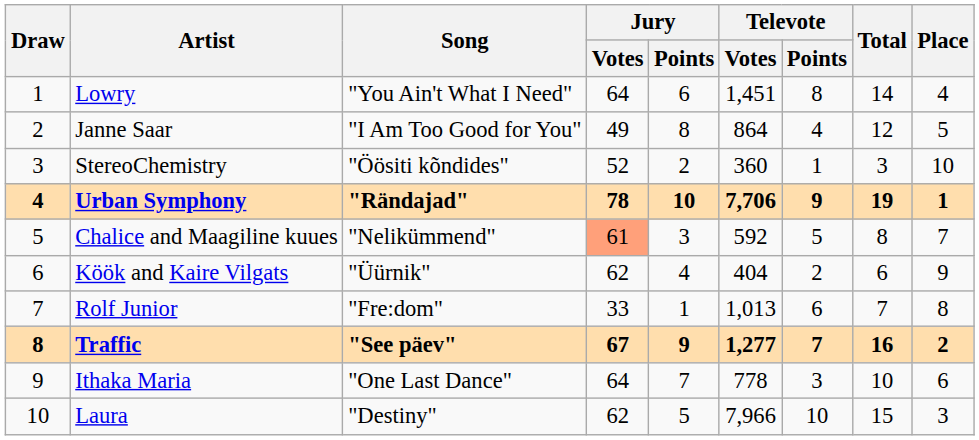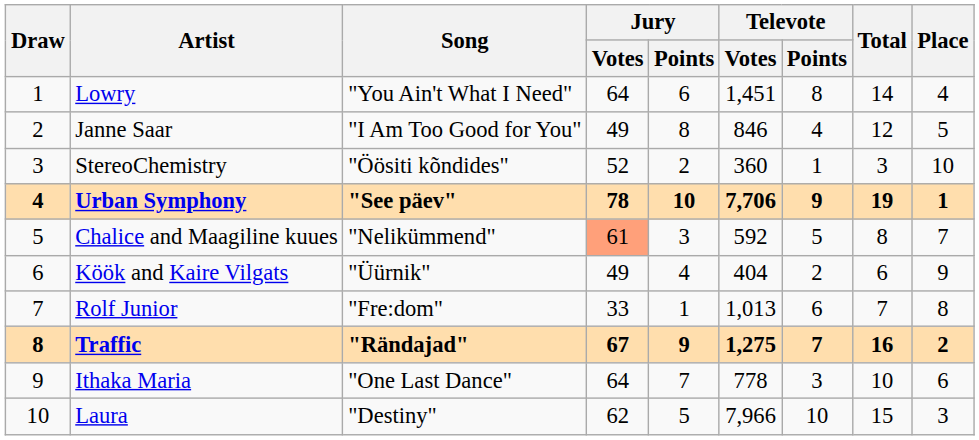(751, 129) 864 -> (751, 129) 846
(408, 201) "Rändajad" -> (402, 201) "See päev"
(618, 272) 62 -> (618, 272) 49
(402, 344) "See päev" -> (408, 344) "Rändajad"
(751, 344) 1,277 -> (751, 344) 1,275
